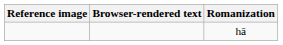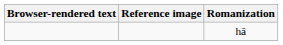columns swapped: (47, 13) <-> (147, 13)
